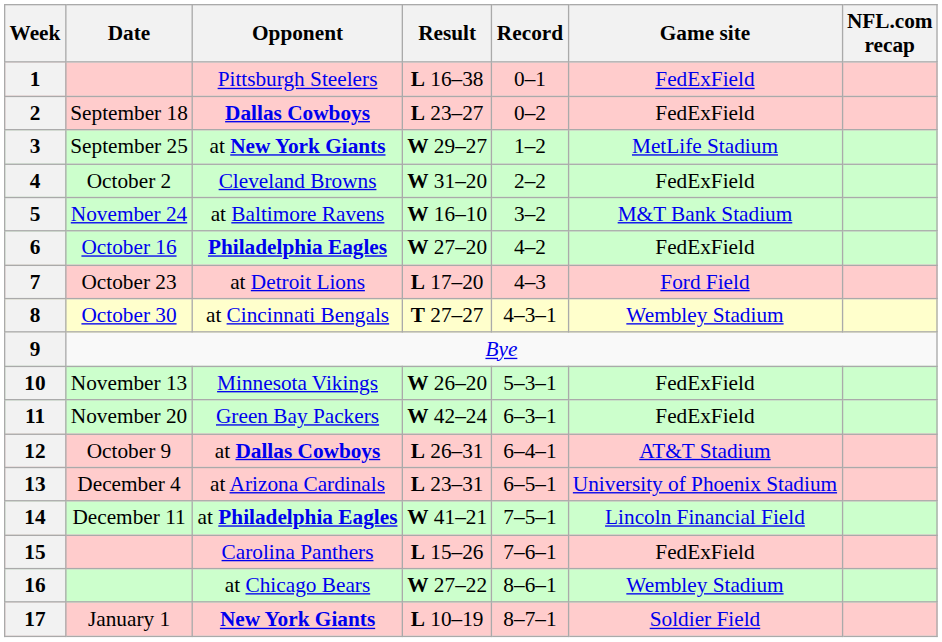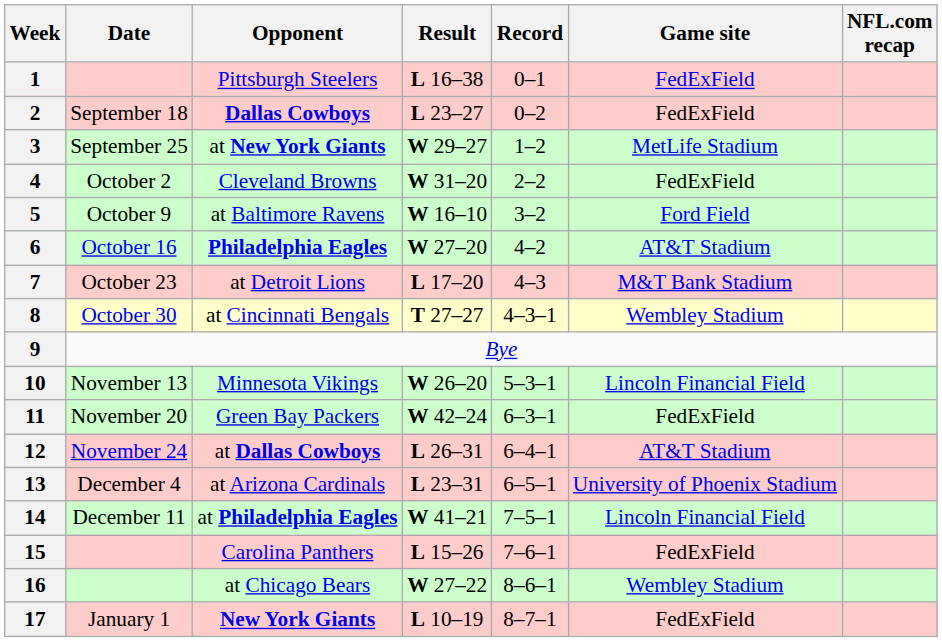(129, 214) November 24 -> (129, 214) October 9
(705, 214) M&T Bank Stadium -> (705, 214) Ford Field
(705, 247) FedExField -> (705, 247) AT&T Stadium
(705, 281) Ford Field -> (705, 281) M&T Bank Stadium
(705, 382) FedExField -> (705, 382) Lincoln Financial Field
(129, 450) October 9 -> (129, 450) November 24
(705, 619) Soldier Field -> (705, 619) FedExField
